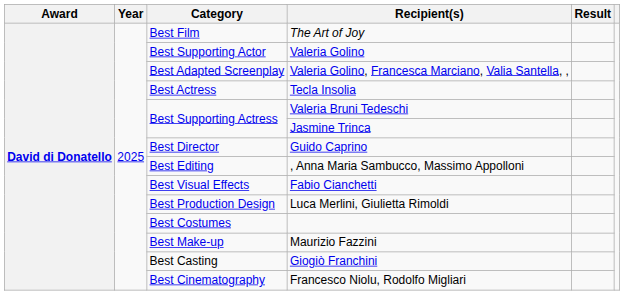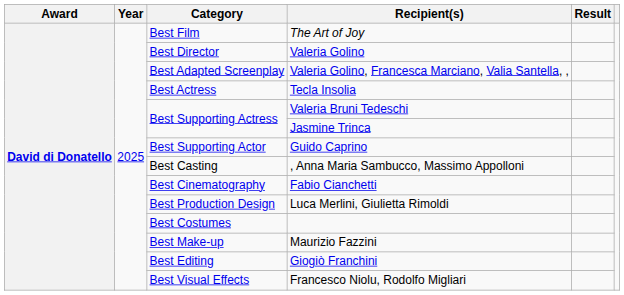(208, 52) Best Supporting Actor -> (184, 52) Best Director
(184, 147) Best Director -> (208, 147) Best Supporting Actor
(182, 166) Best Editing -> (184, 166) Best Casting
(199, 185) Best Visual Effects -> (207, 185) Best Cinematography
(184, 261) Best Casting -> (182, 261) Best Editing
(207, 280) Best Cinematography -> (199, 280) Best Visual Effects
